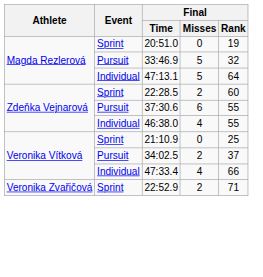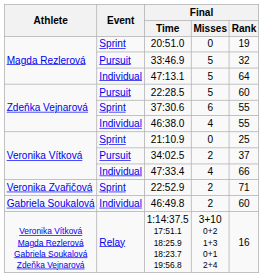(110, 92) Sprint -> (115, 92) Pursuit
(200, 92) 2 -> (210, 92) 5
(113, 108) Pursuit -> (113, 108) Sprint
+ row: (168, 204)
+ row: (168, 242)
